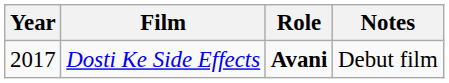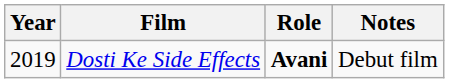(33, 58) 2017 -> (33, 58) 2019
